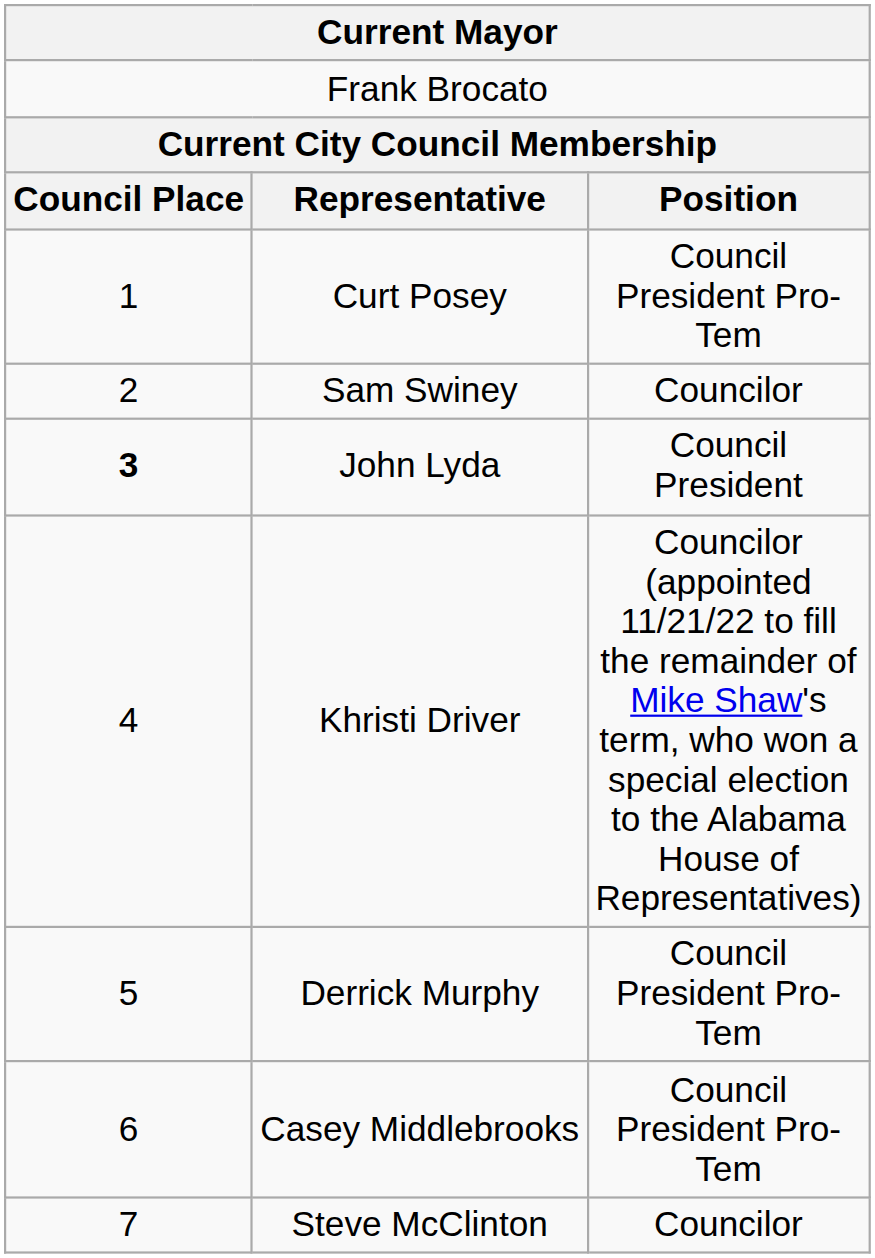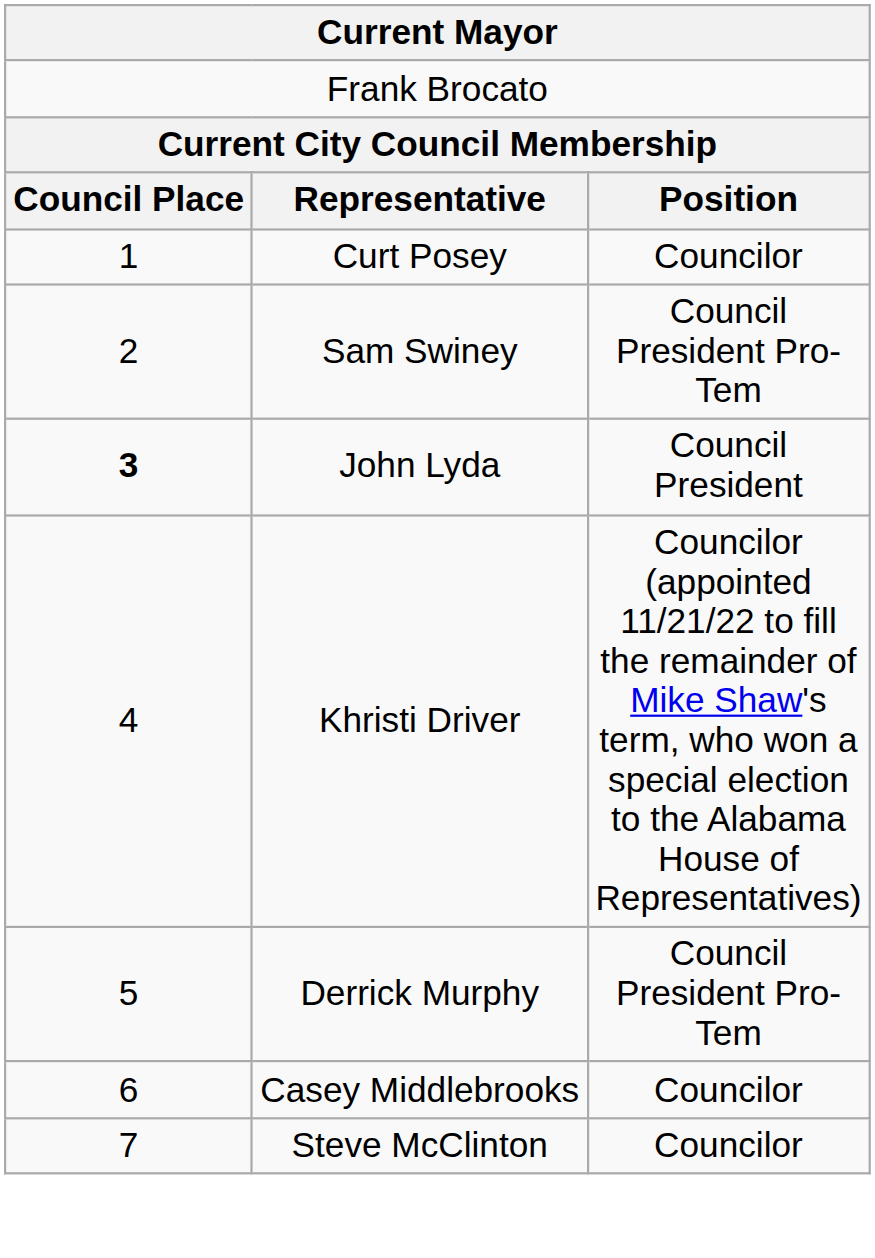(728, 295) Council President Pro-Tem -> (728, 255) Councilor
(728, 390) Councilor -> (728, 351) Council President Pro-Tem
(728, 1128) Council President Pro-Tem -> (728, 1089) Councilor
